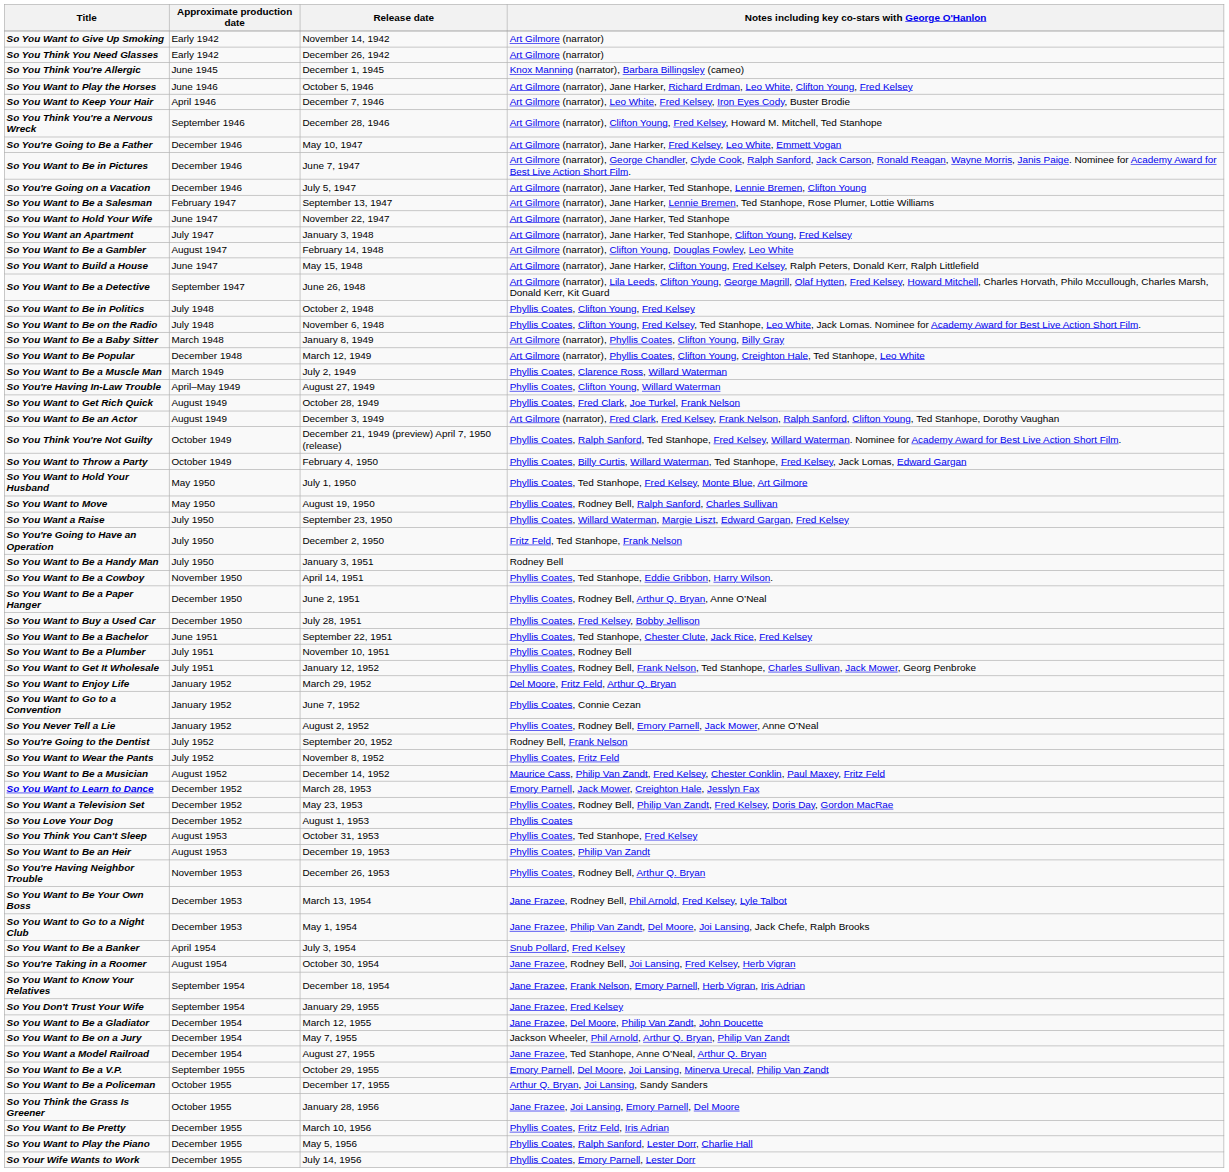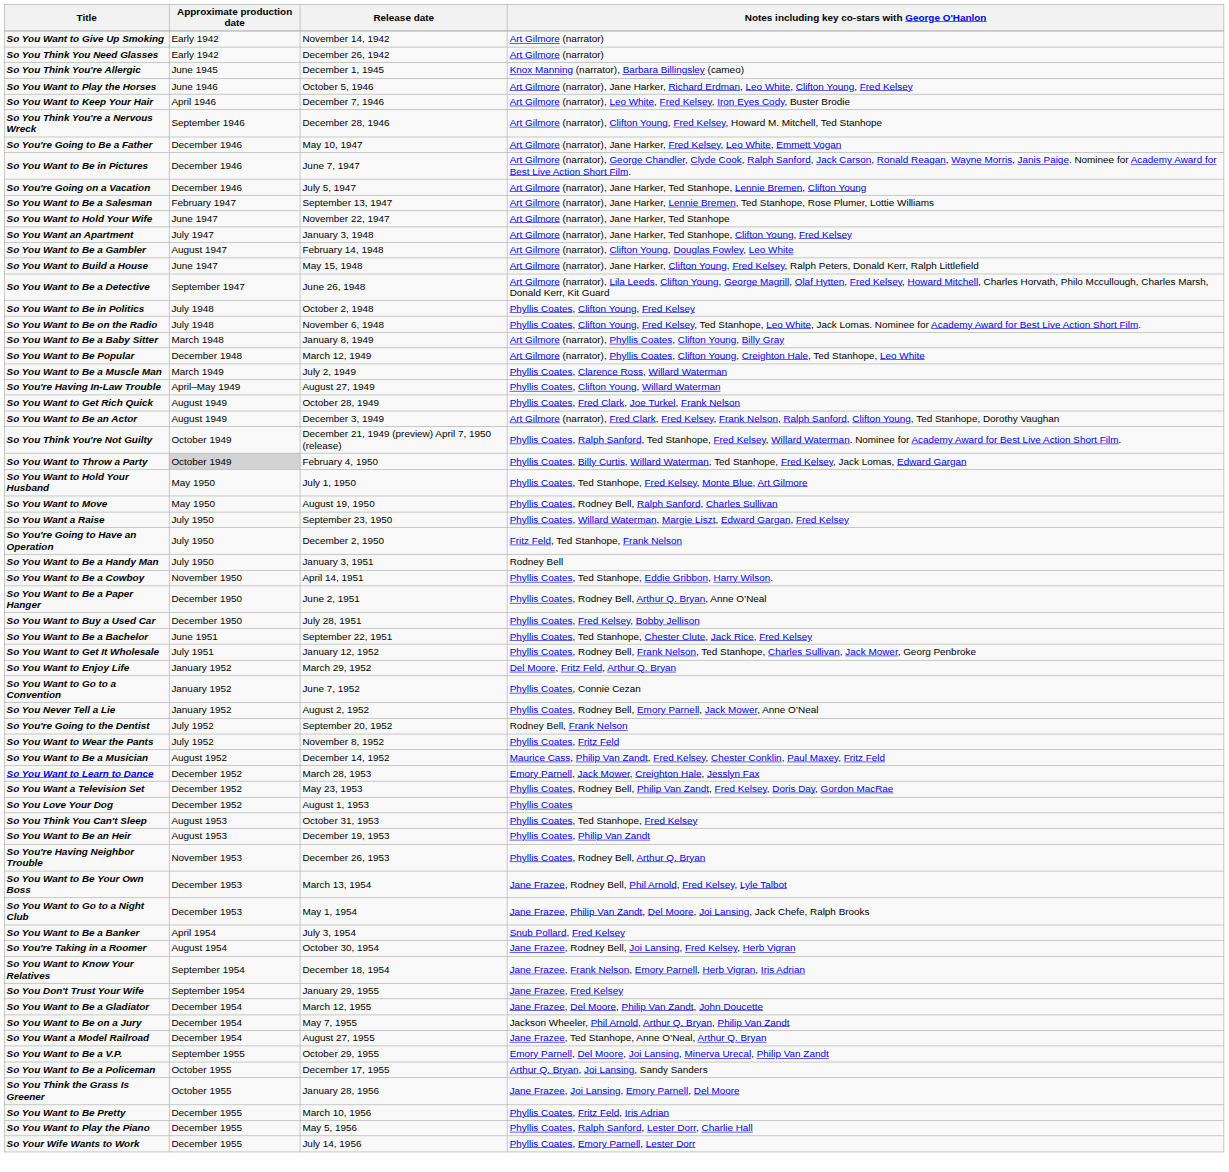(201, 461) no background -> (201, 461) lightgrey background
- row: (76, 652)
